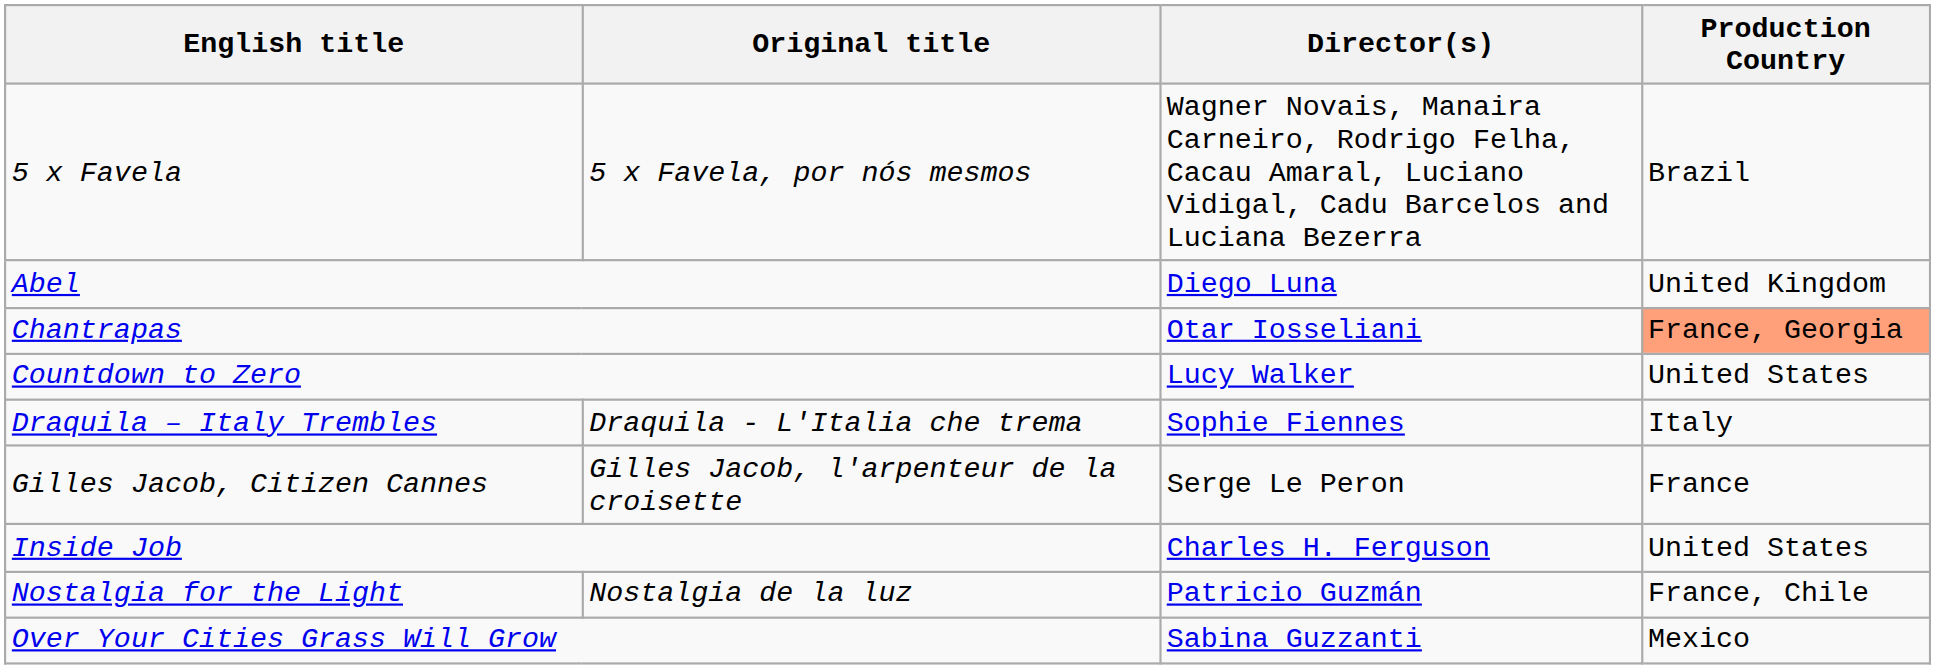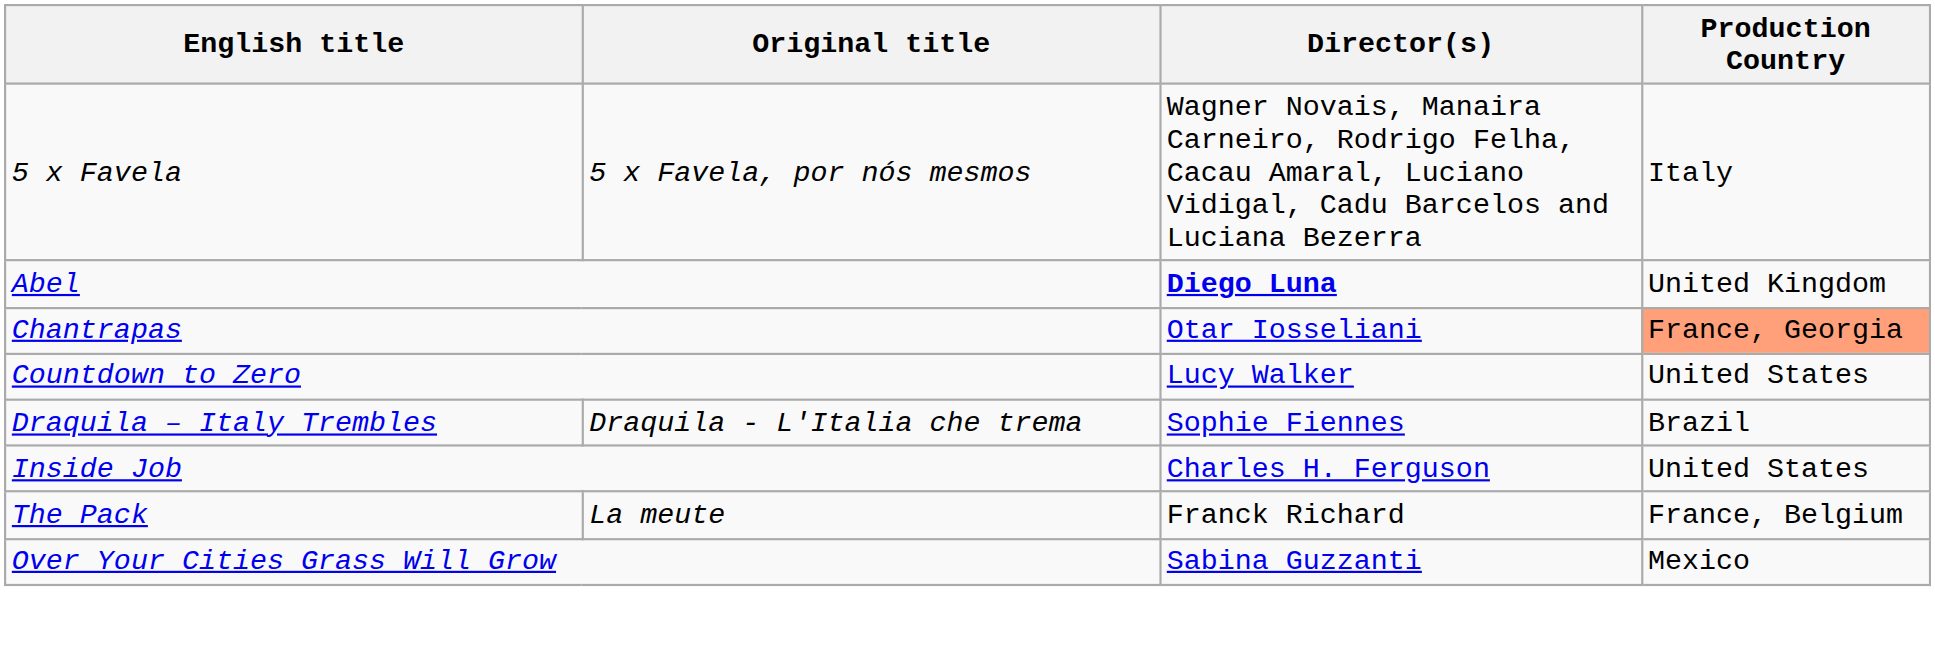(1699, 172) Brazil -> (1691, 172) Italy
(1252, 284) normal -> (1252, 284) bold
(1691, 423) Italy -> (1699, 423) Brazil
- row: (250, 485)
+ row: (80, 515)
- row: (207, 594)
